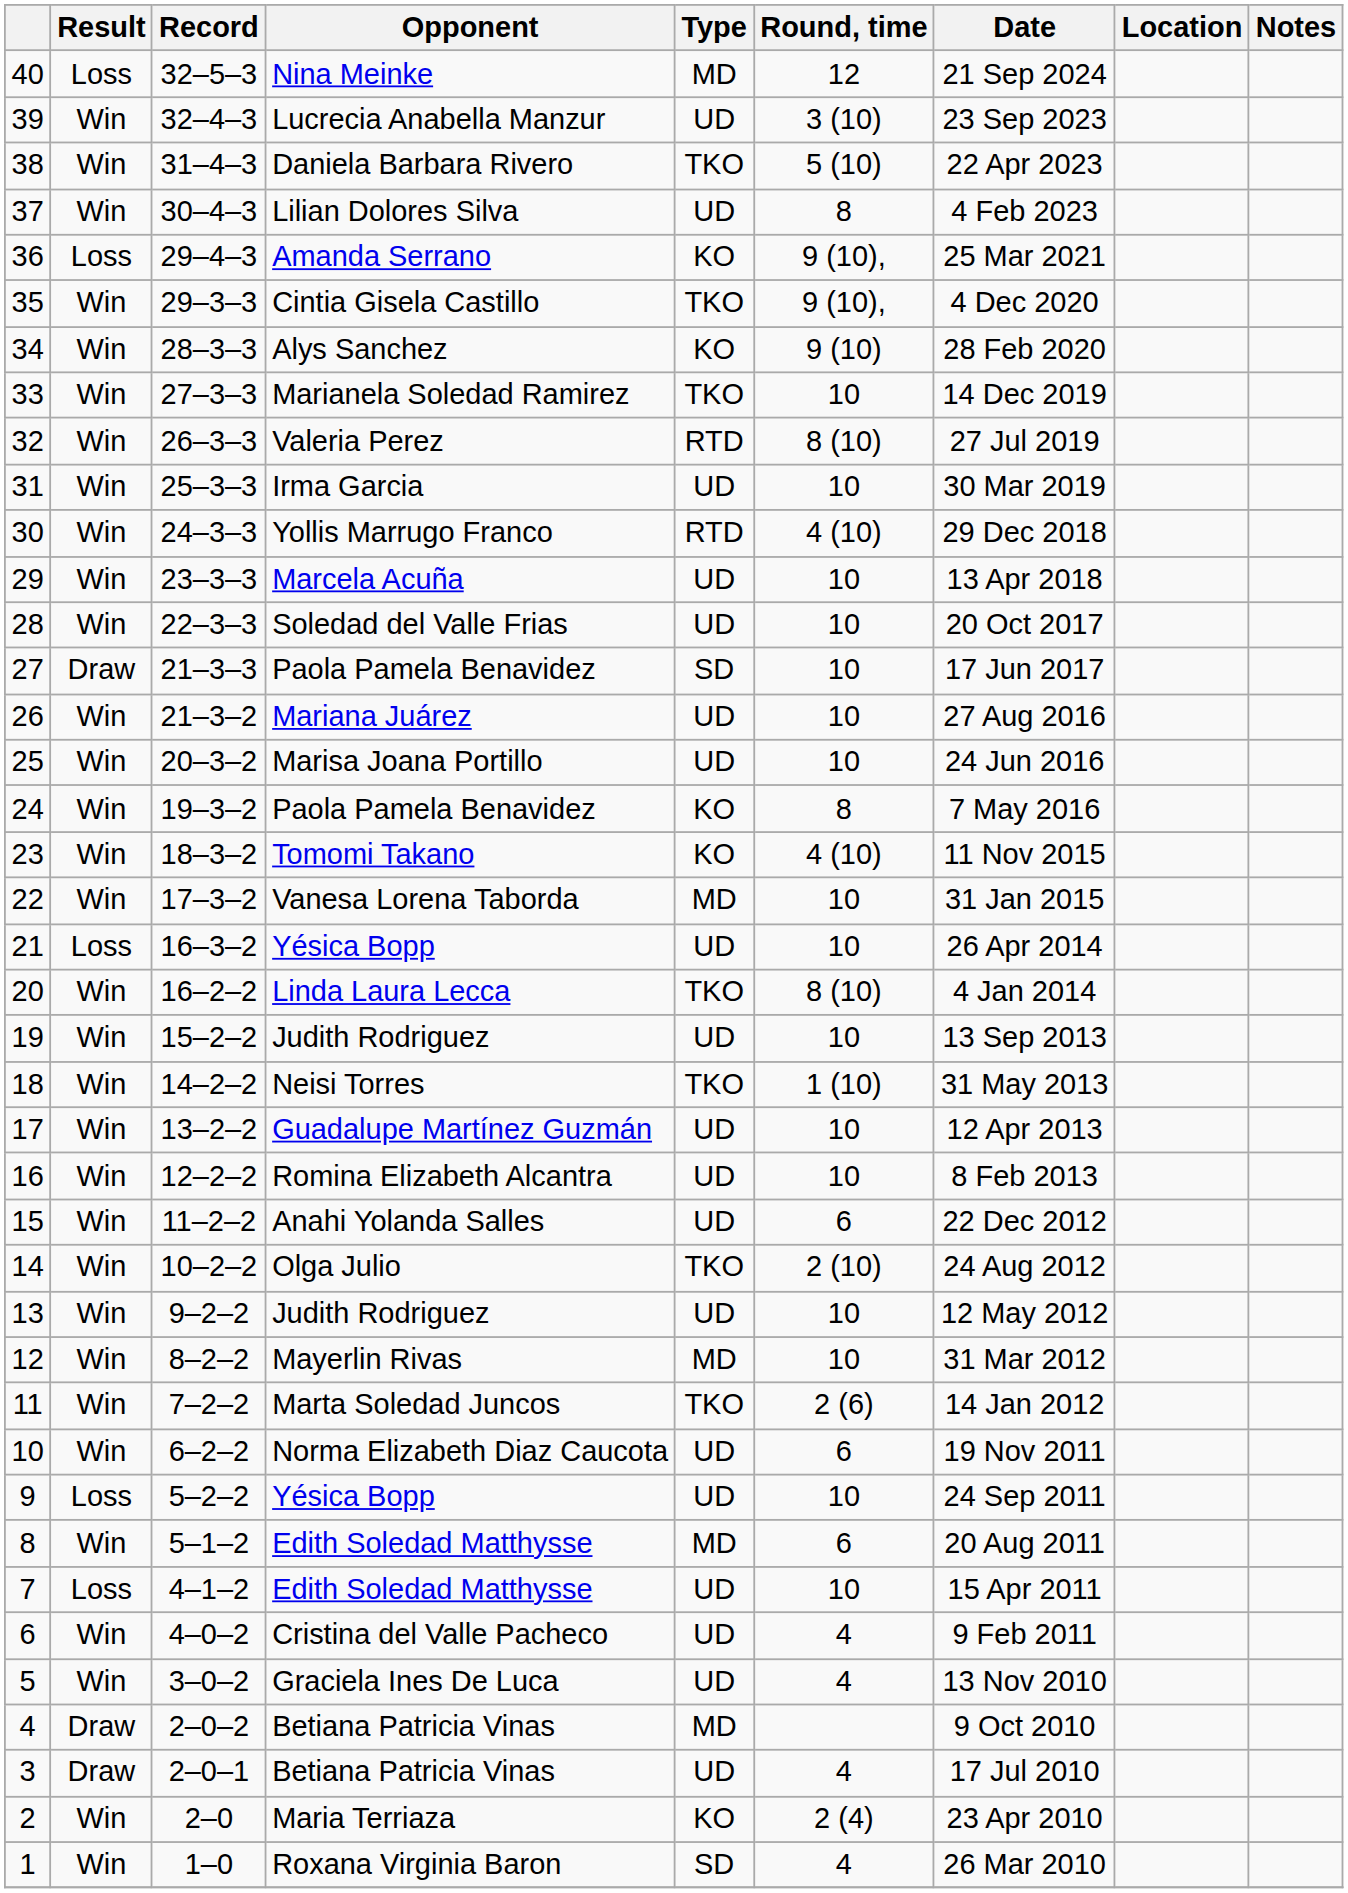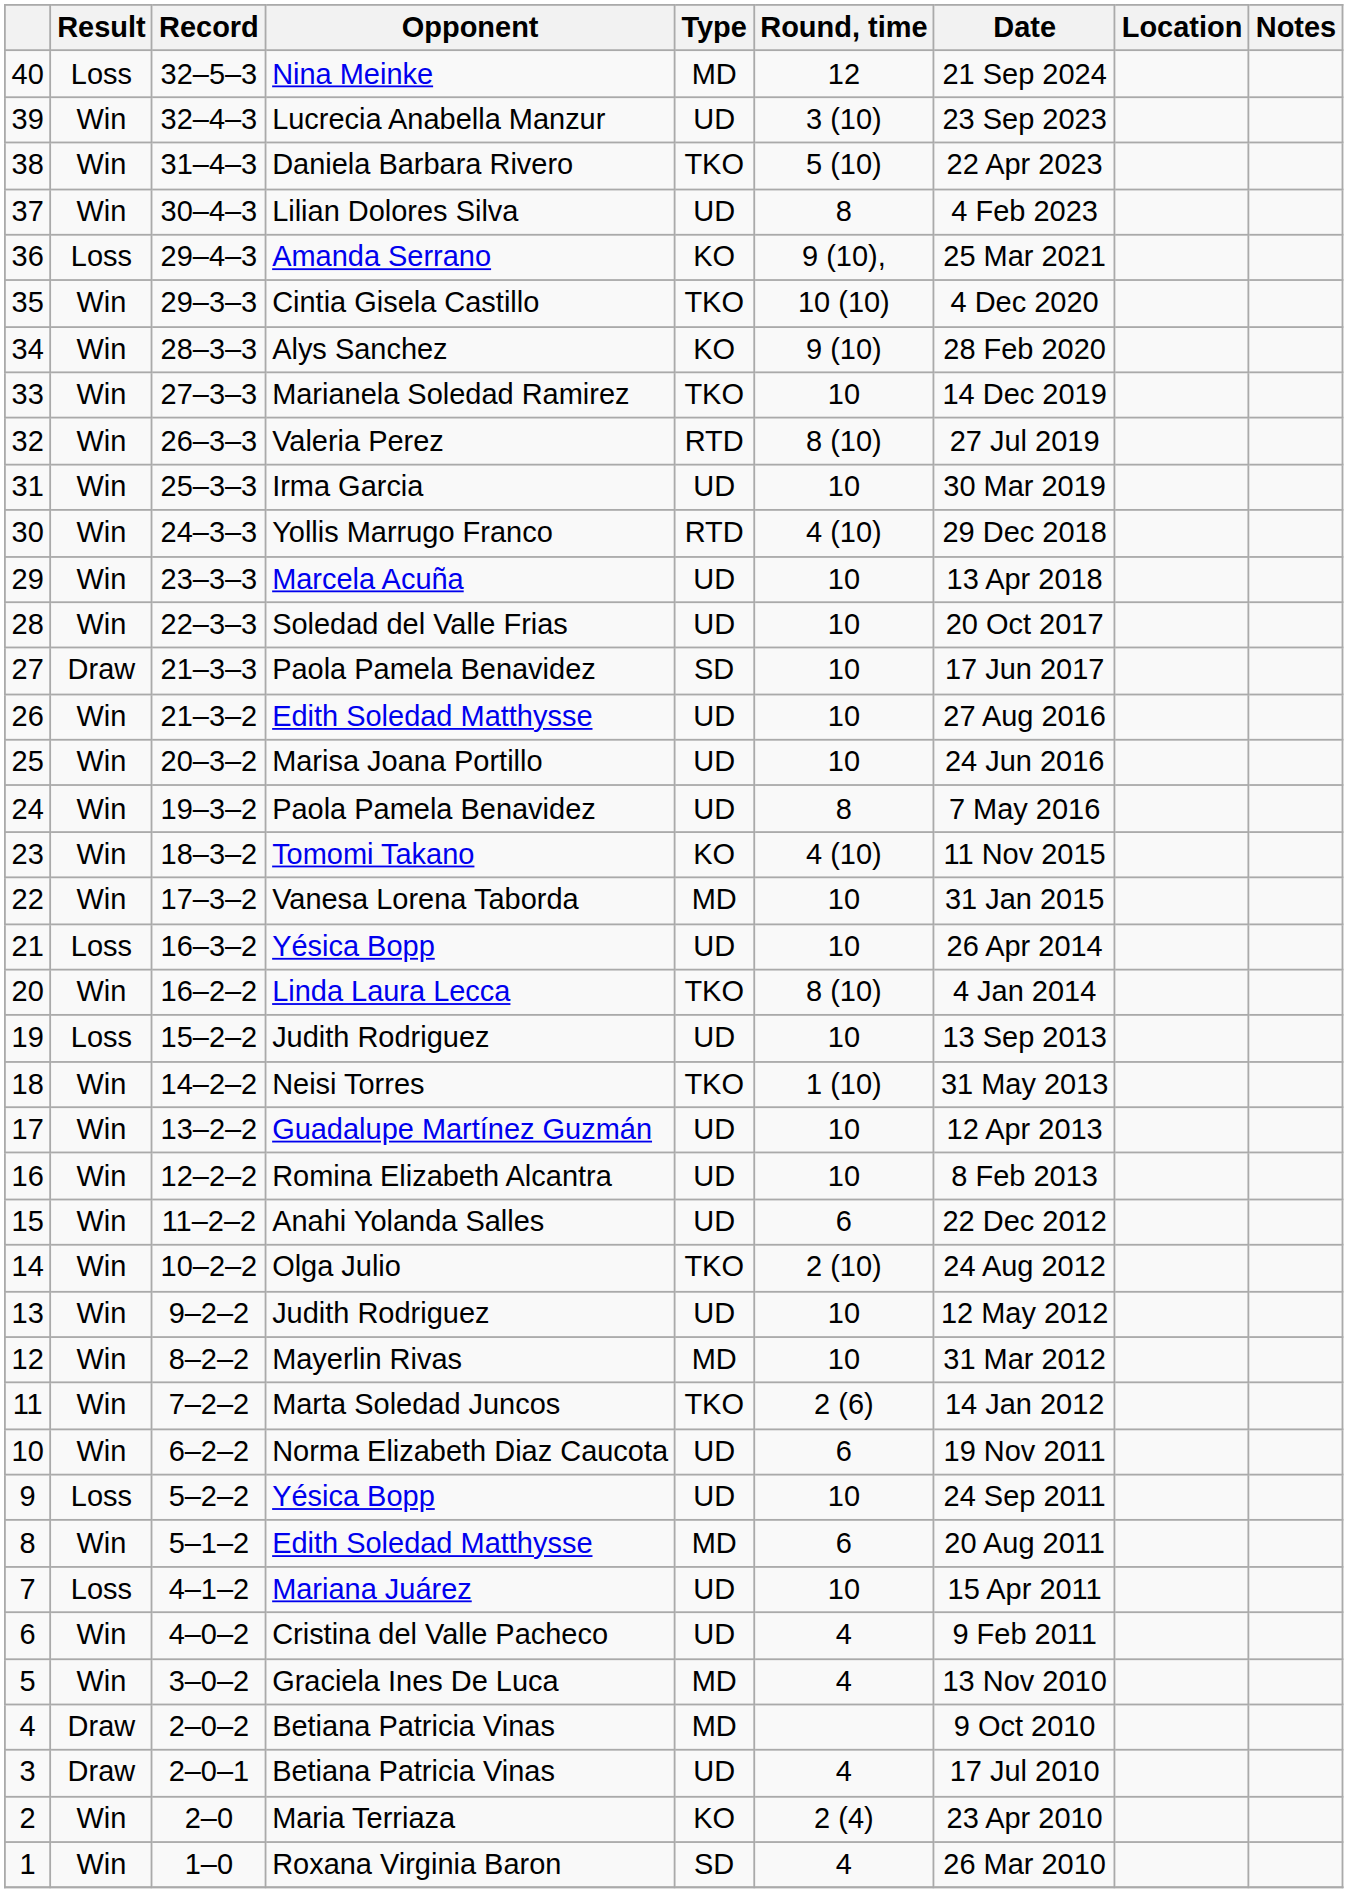(844, 303) 9 (10), -> (844, 303) 10 (10)
(372, 716) Mariana Juárez -> (432, 716) Edith Soledad Matthysse
(714, 808) KO -> (714, 808) UD
(101, 1037) Win -> (101, 1037) Loss
(432, 1589) Edith Soledad Matthysse -> (372, 1589) Mariana Juárez
(714, 1680) UD -> (714, 1680) MD
